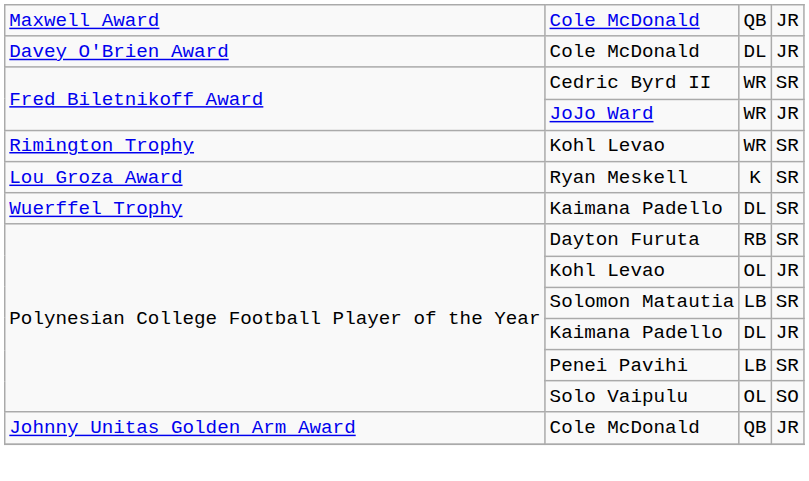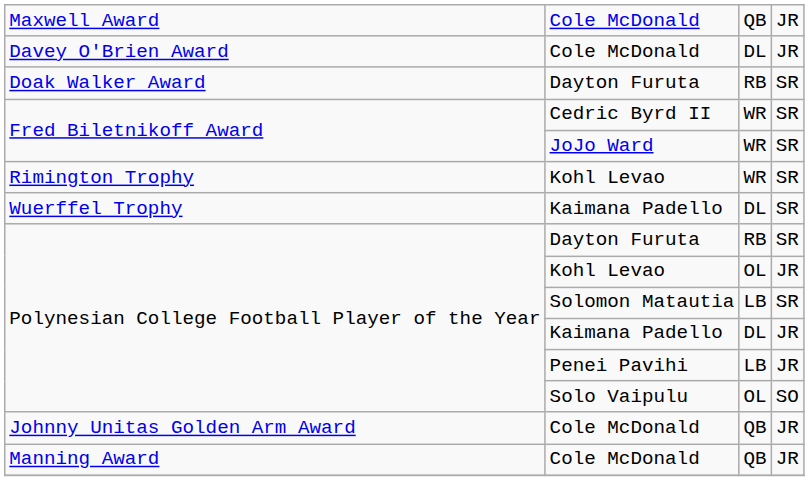+ row: (107, 83)
(787, 114) JR -> (787, 146) SR
- row: (96, 177)
(787, 365) SR -> (787, 365) JR
+ row: (84, 459)
